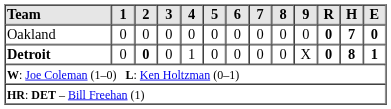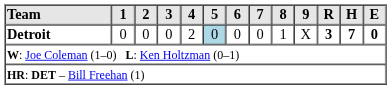- row: (31, 34)
(146, 54) bold -> (146, 34) normal
(192, 54) 1 -> (192, 34) 2
(214, 54) no background -> (214, 34) lightblue background
(283, 54) 0 -> (283, 34) 1
(329, 54) 0 -> (329, 34) 3
(352, 54) 8 -> (352, 34) 7
(374, 54) 1 -> (374, 34) 0
